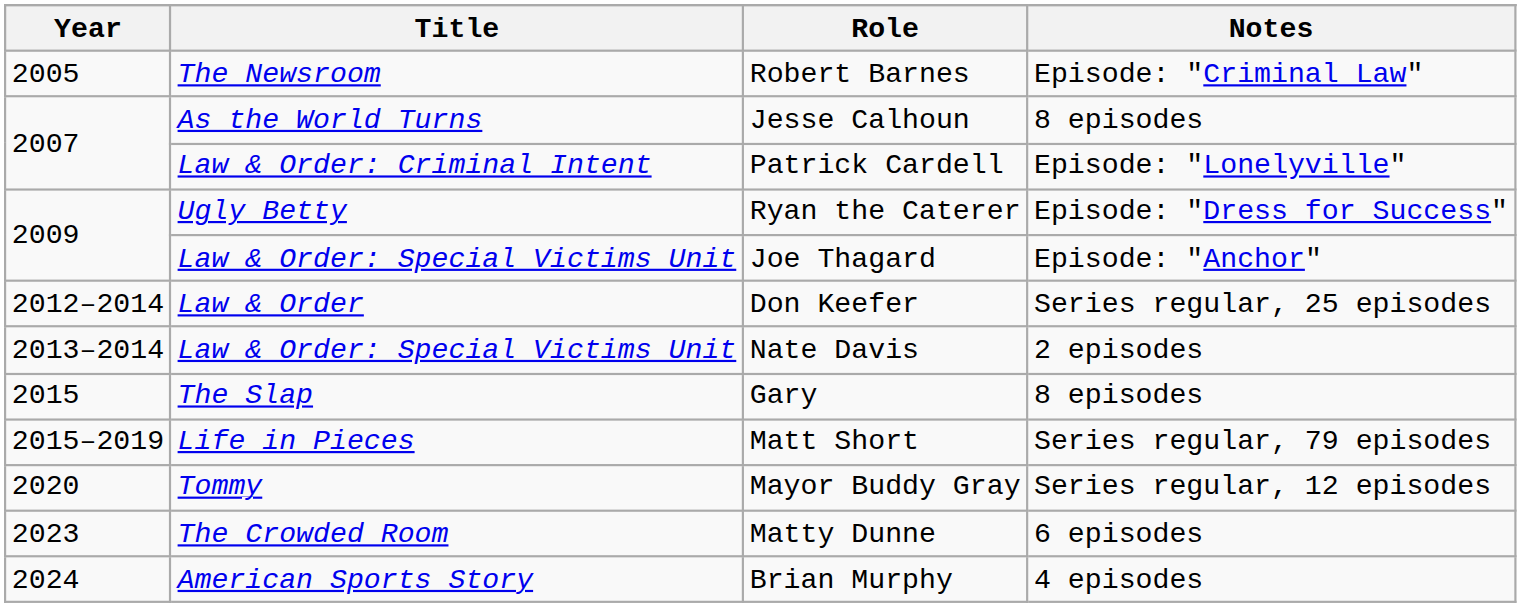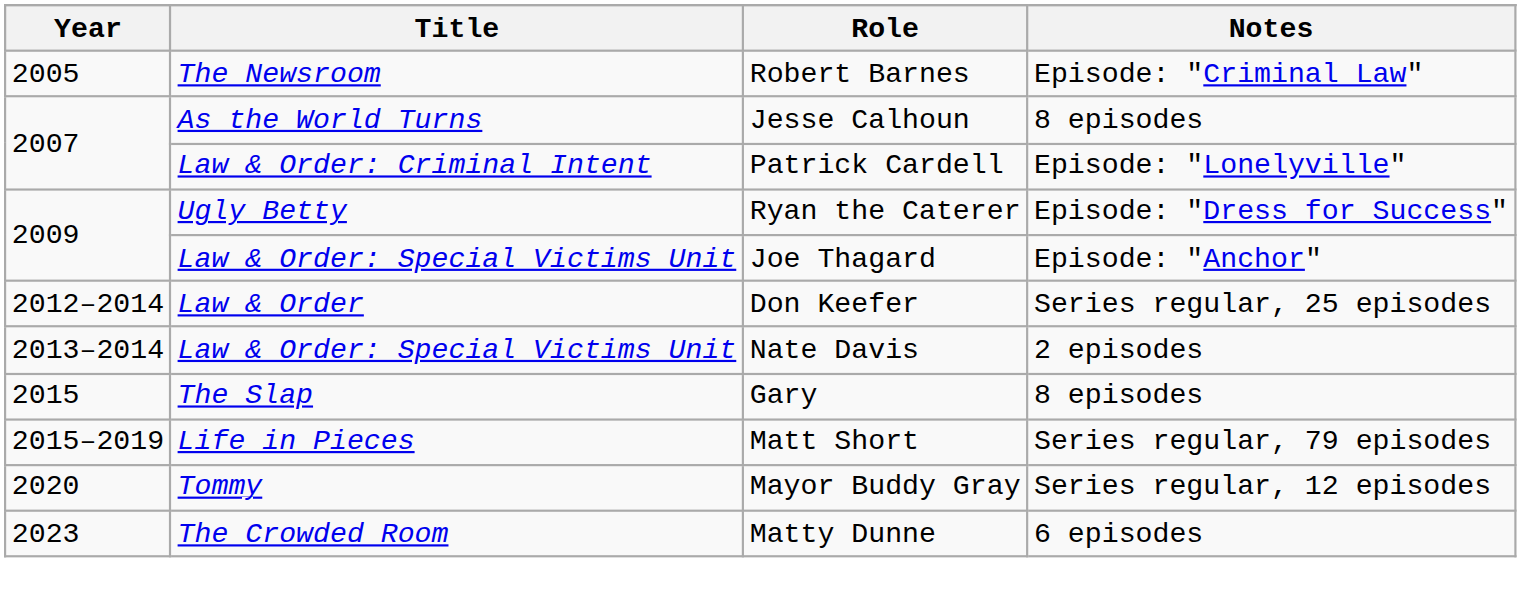- row: (851, 580)
